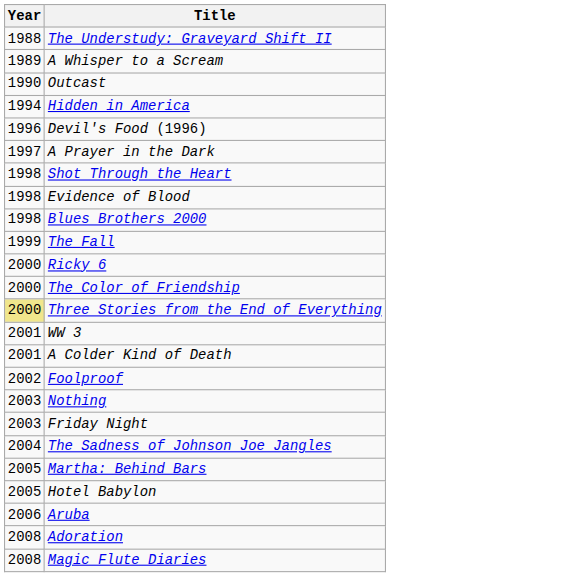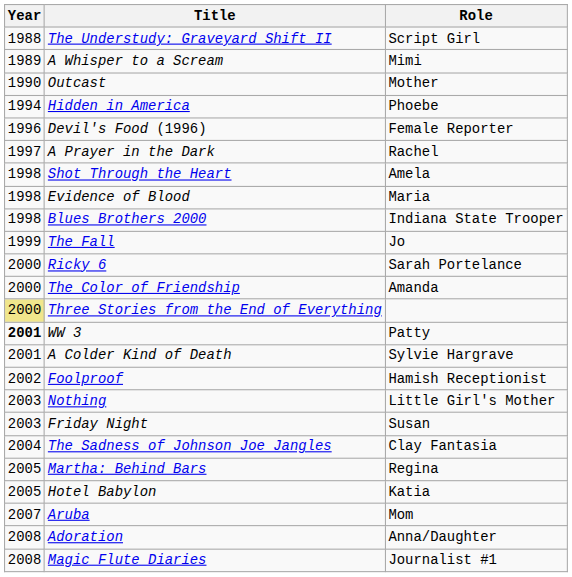+ column: (476, 16)
(25, 333) normal -> (25, 333) bold
(25, 515) 2006 -> (25, 515) 2007
